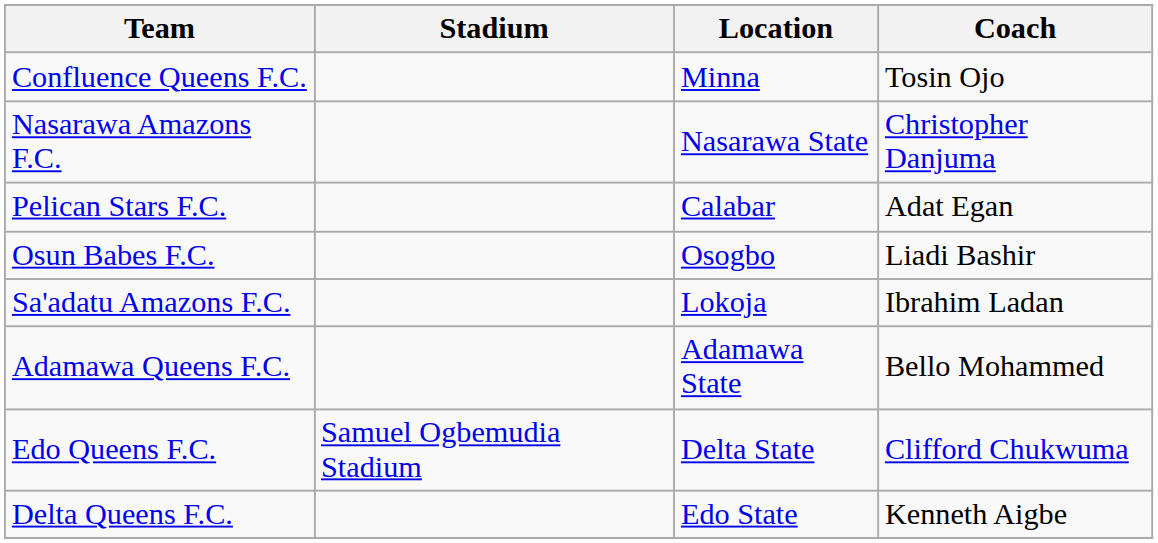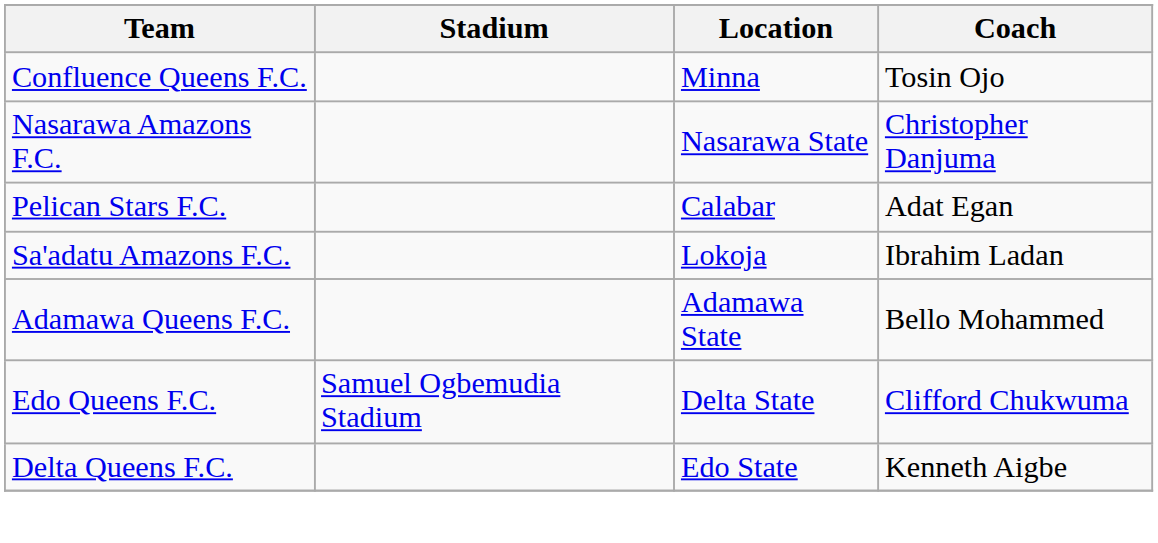- row: (113, 254)
